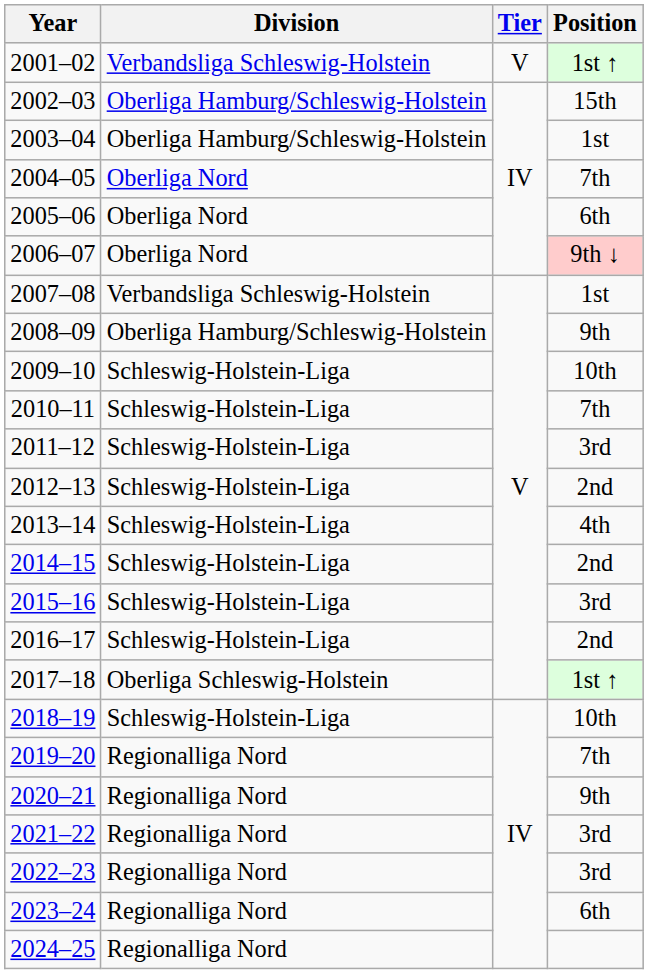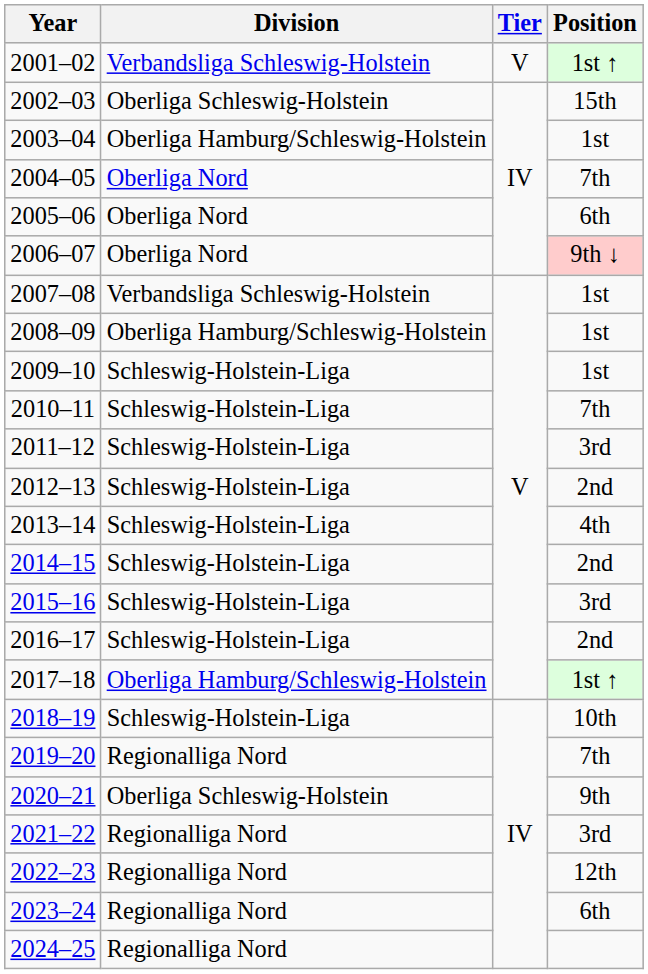(297, 100) Oberliga Hamburg/Schleswig-Holstein -> (248, 100) Oberliga Schleswig-Holstein
(595, 332) 9th -> (595, 332) 1st
(595, 370) 10th -> (595, 370) 1st
(248, 679) Oberliga Schleswig-Holstein -> (297, 679) Oberliga Hamburg/Schleswig-Holstein
(197, 795) Regionalliga Nord -> (248, 795) Oberliga Schleswig-Holstein
(595, 872) 3rd -> (595, 872) 12th
